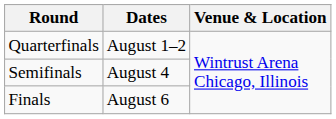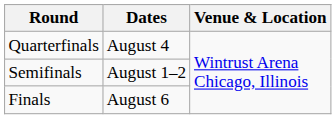(146, 45) August 1–2 -> (138, 45) August 4
(138, 72) August 4 -> (146, 72) August 1–2
